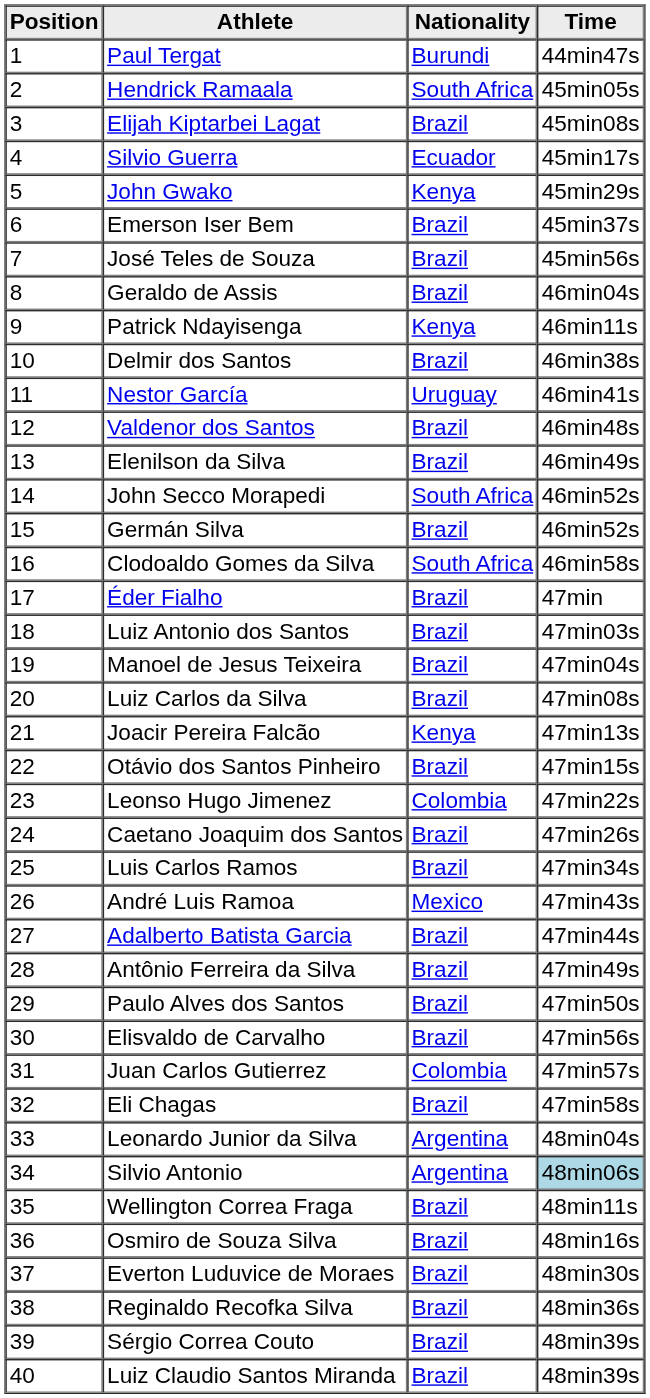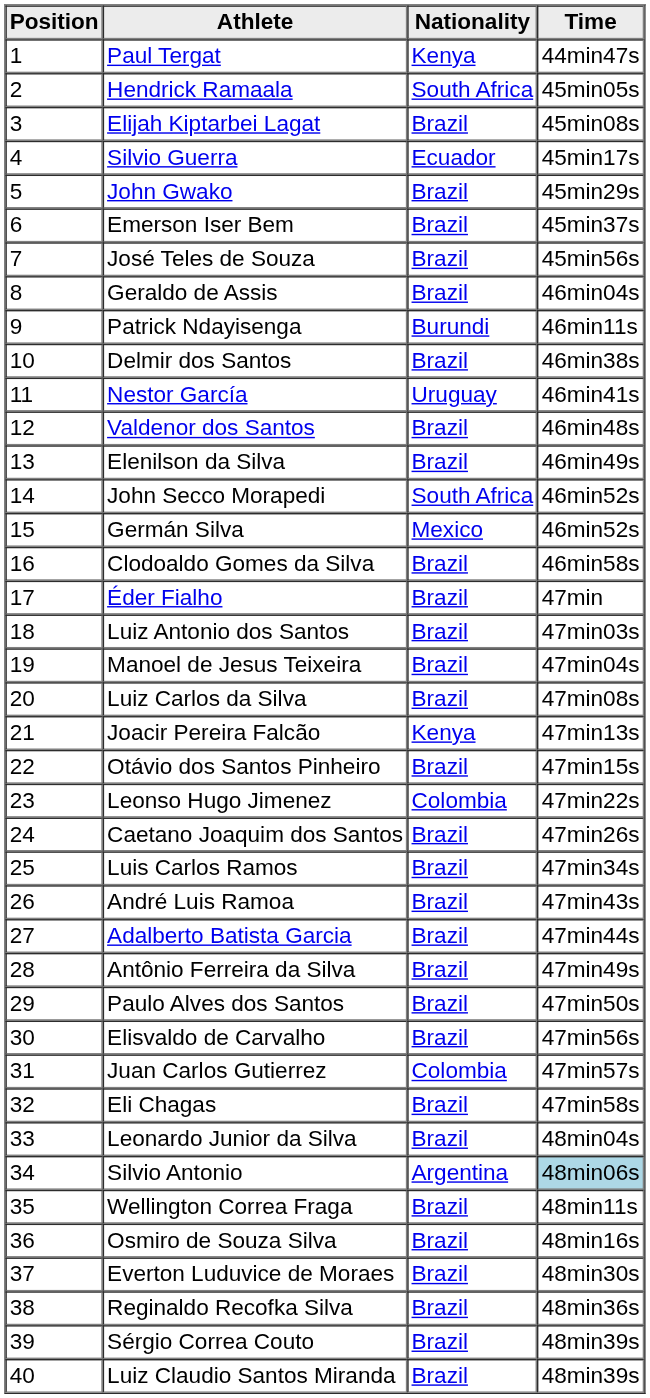(450, 55) Burundi -> (444, 55) Kenya
(444, 191) Kenya -> (440, 191) Brazil
(444, 326) Kenya -> (450, 326) Burundi
(440, 529) Brazil -> (447, 529) Mexico
(472, 563) South Africa -> (440, 563) Brazil
(447, 901) Mexico -> (440, 901) Brazil
(460, 1138) Argentina -> (440, 1138) Brazil
